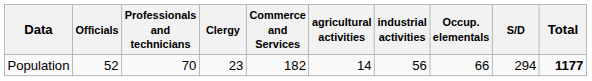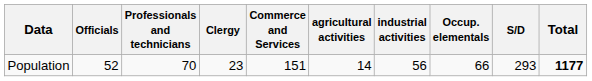(295, 65) 182 -> (295, 65) 151
(525, 65) 294 -> (525, 65) 293
